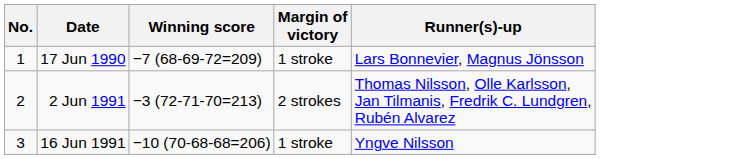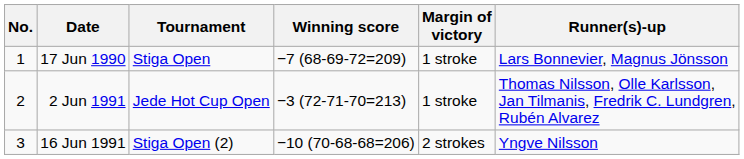+ column: (201, 26)
(309, 101) 2 strokes -> (449, 101) 1 stroke
(305, 143) 1 stroke -> (453, 143) 2 strokes
